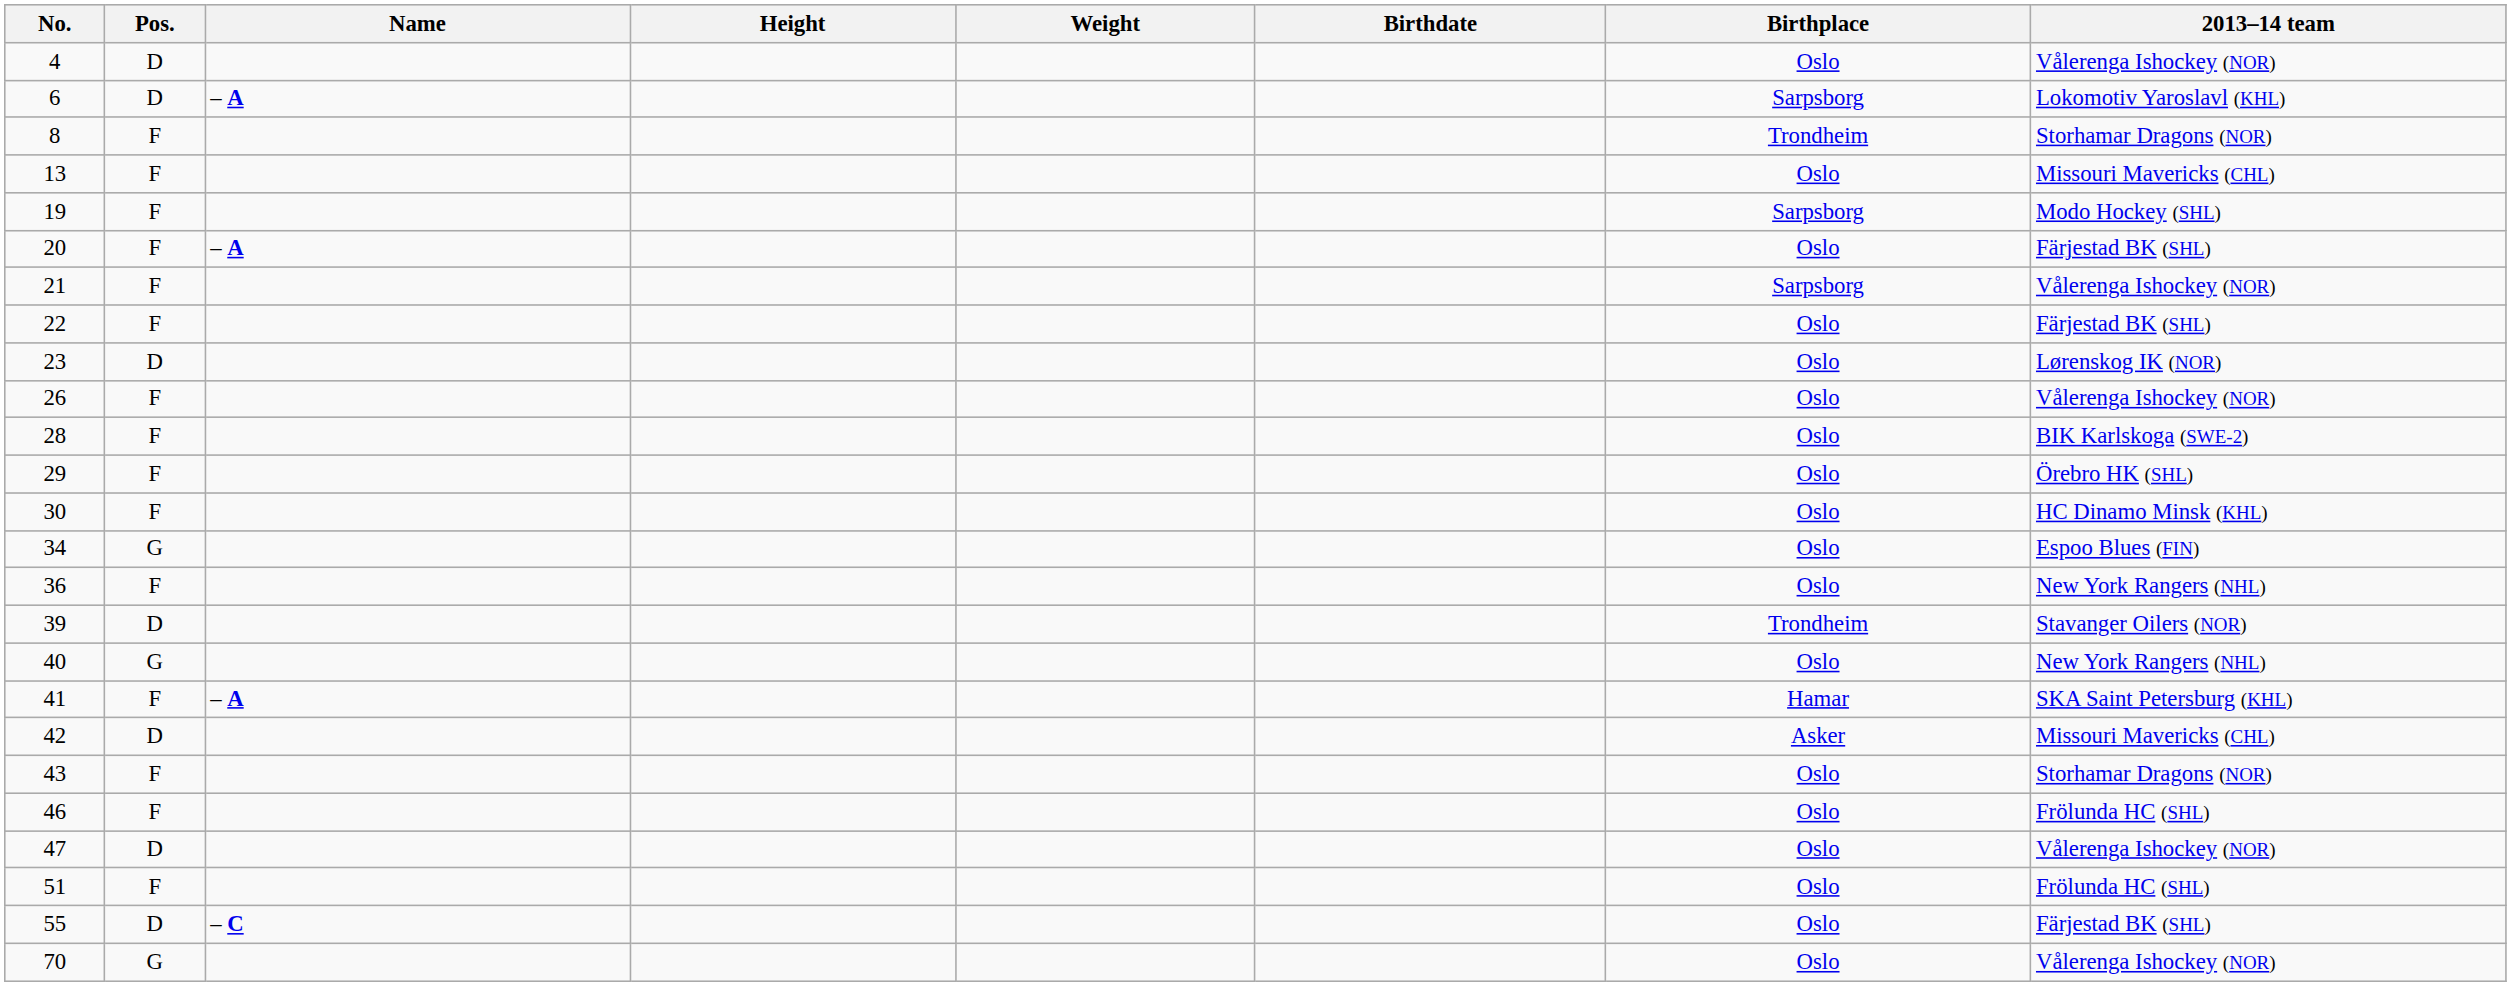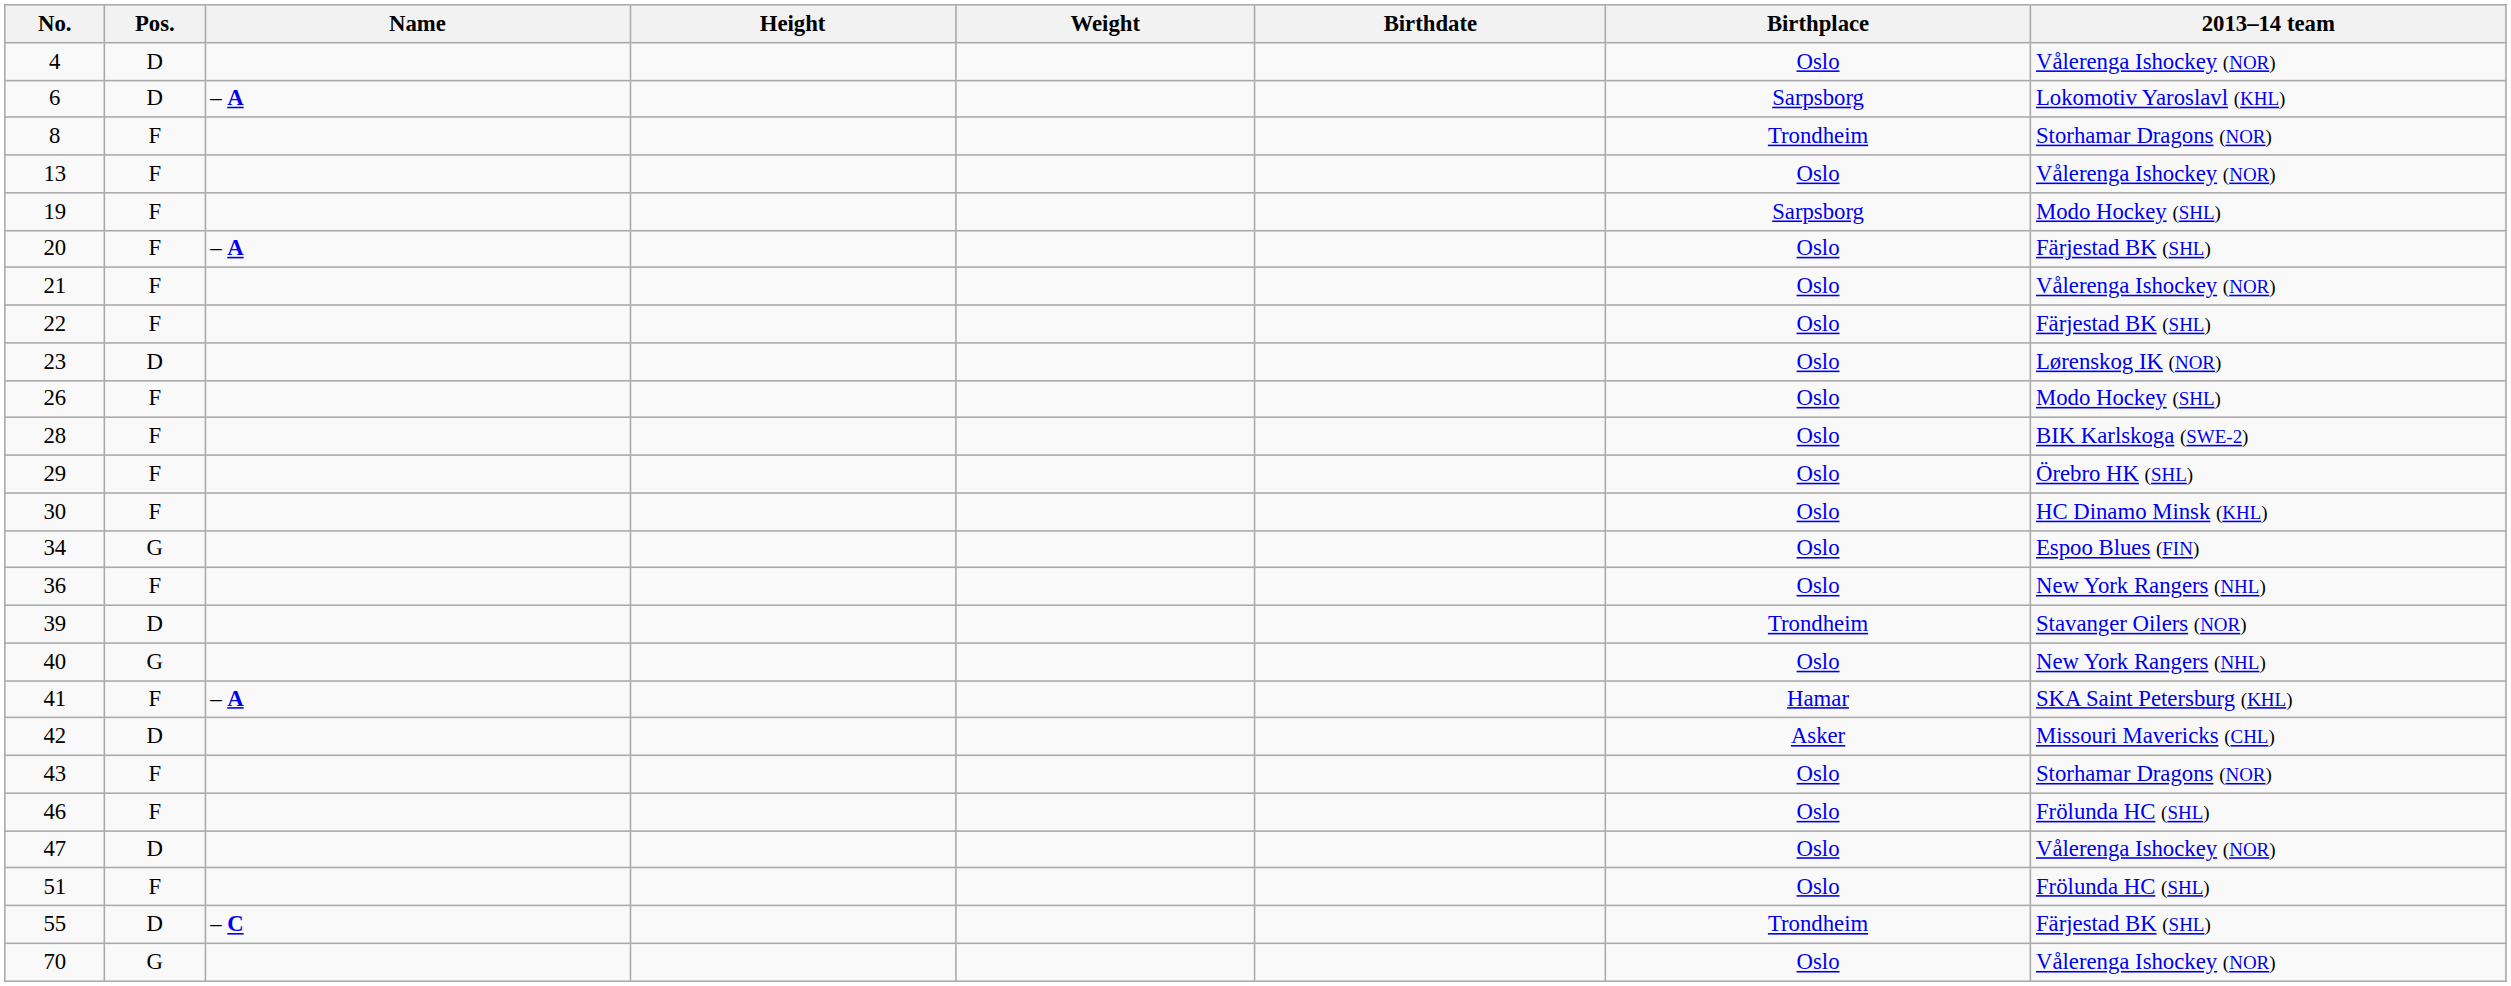(2155, 173) Missouri Mavericks (CHL) -> (2156, 173) Vålerenga Ishockey (NOR)
(1818, 286) Sarpsborg -> (1818, 286) Oslo
(2156, 398) Vålerenga Ishockey (NOR) -> (2128, 398) Modo Hockey (SHL)
(1818, 924) Oslo -> (1818, 924) Trondheim
